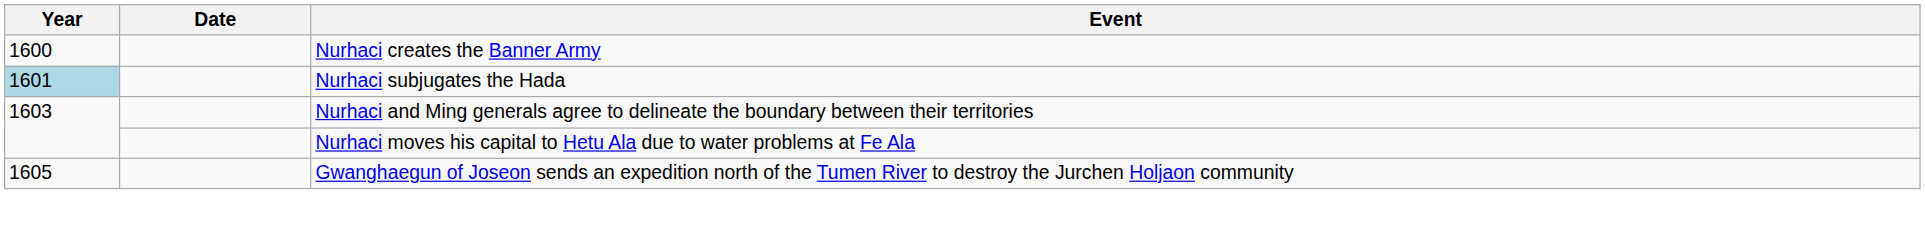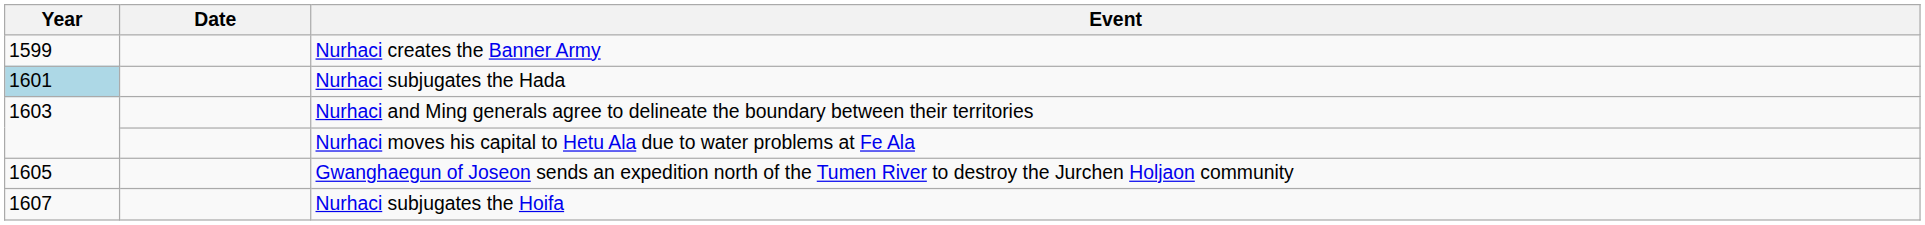(31, 50) 1600 -> (31, 50) 1599
+ row: (440, 204)
